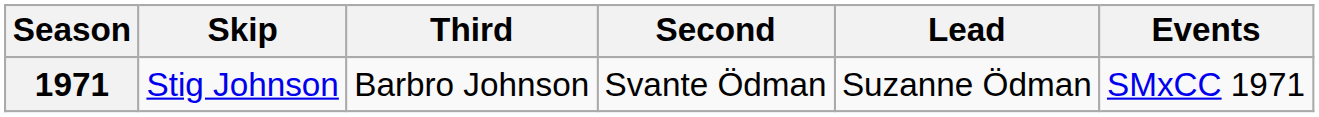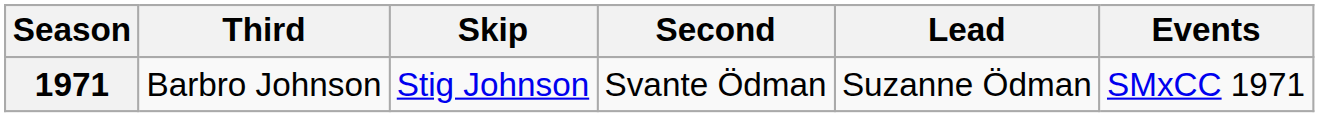columns swapped: (243, 30) <-> (472, 30)
